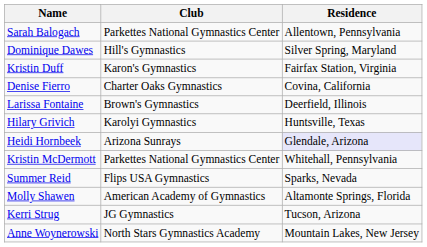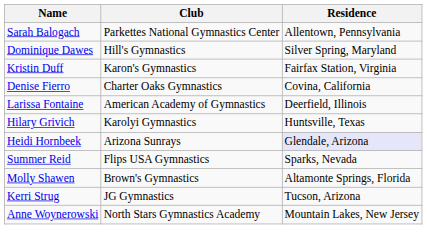(151, 104) Brown's Gymnastics -> (184, 104) American Academy of Gymnastics
- row: (51, 159)
(184, 196) American Academy of Gymnastics -> (151, 178) Brown's Gymnastics
